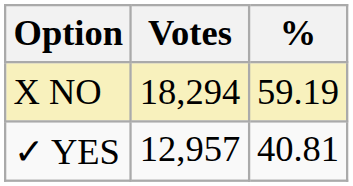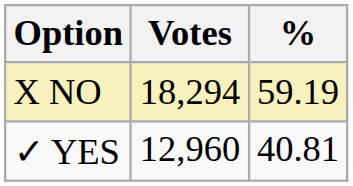(190, 150) 12,957 -> (190, 150) 12,960
